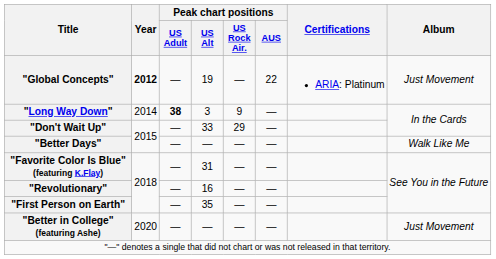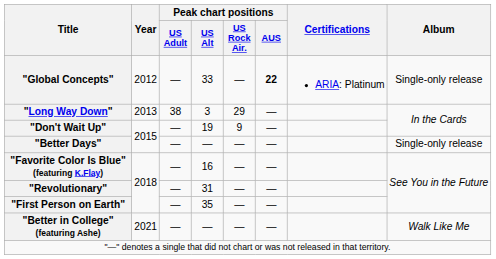(146, 79) bold -> (146, 79) normal
(207, 79) 19 -> (207, 79) 33
(271, 79) normal -> (271, 79) bold
(439, 79) Just Movement -> (439, 79) Single-only release
(146, 112) 2014 -> (146, 112) 2013
(175, 112) bold -> (175, 112) normal
(239, 112) 9 -> (239, 112) 29
(207, 128) 33 -> (207, 128) 19
(239, 128) 29 -> (239, 128) 9
(439, 144) Walk Like Me -> (439, 144) Single-only release
(207, 166) 31 -> (207, 166) 16
(207, 188) 16 -> (207, 188) 31
(146, 226) 2020 -> (146, 226) 2021
(439, 226) Just Movement -> (439, 226) Walk Like Me
